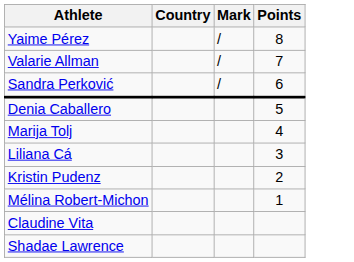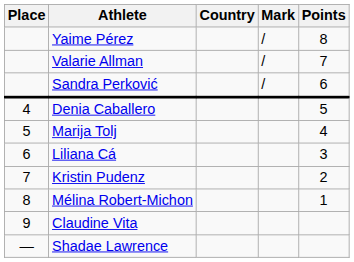+ column: (27, 15)
